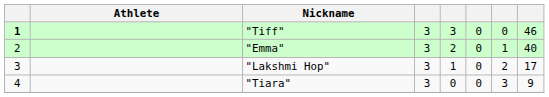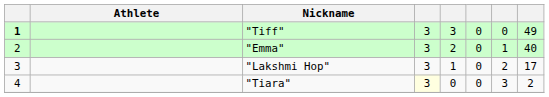(531, 31) 46 -> (531, 31) 49
(427, 84) no background -> (427, 84) lightyellow background
(531, 84) 9 -> (531, 84) 2
